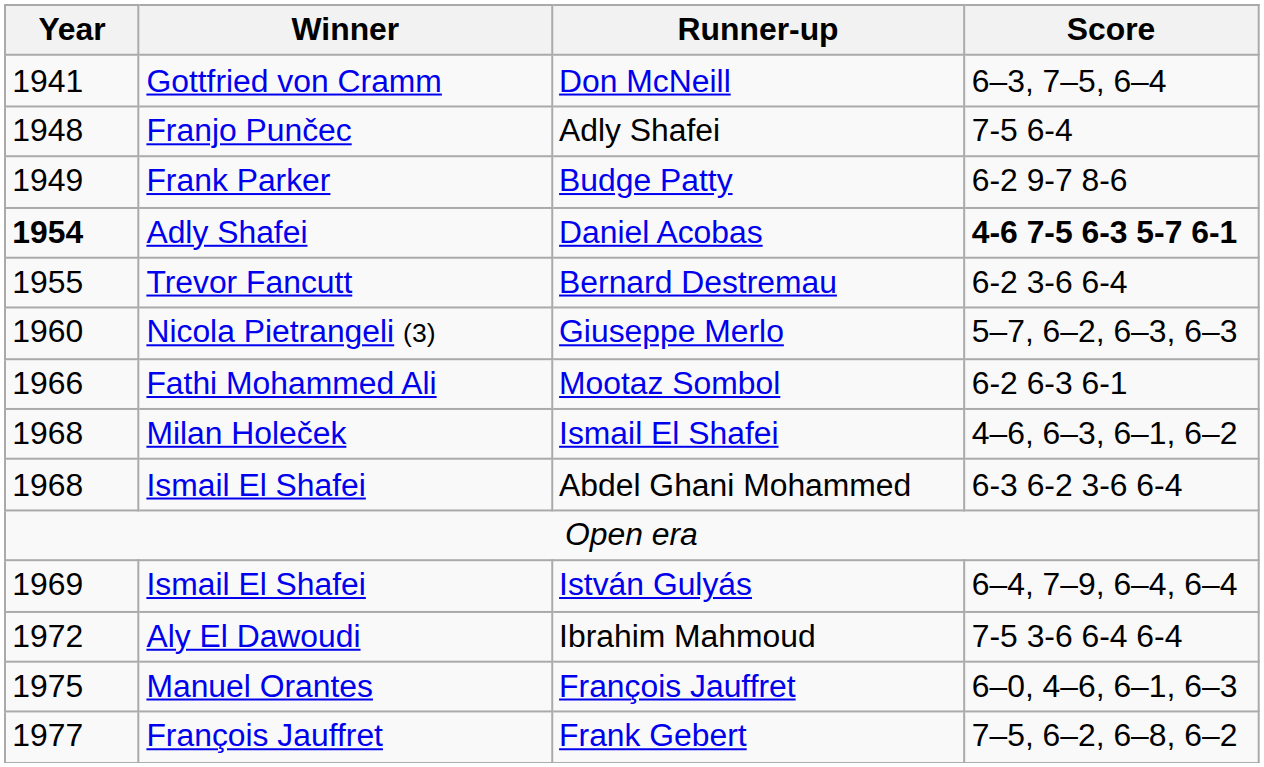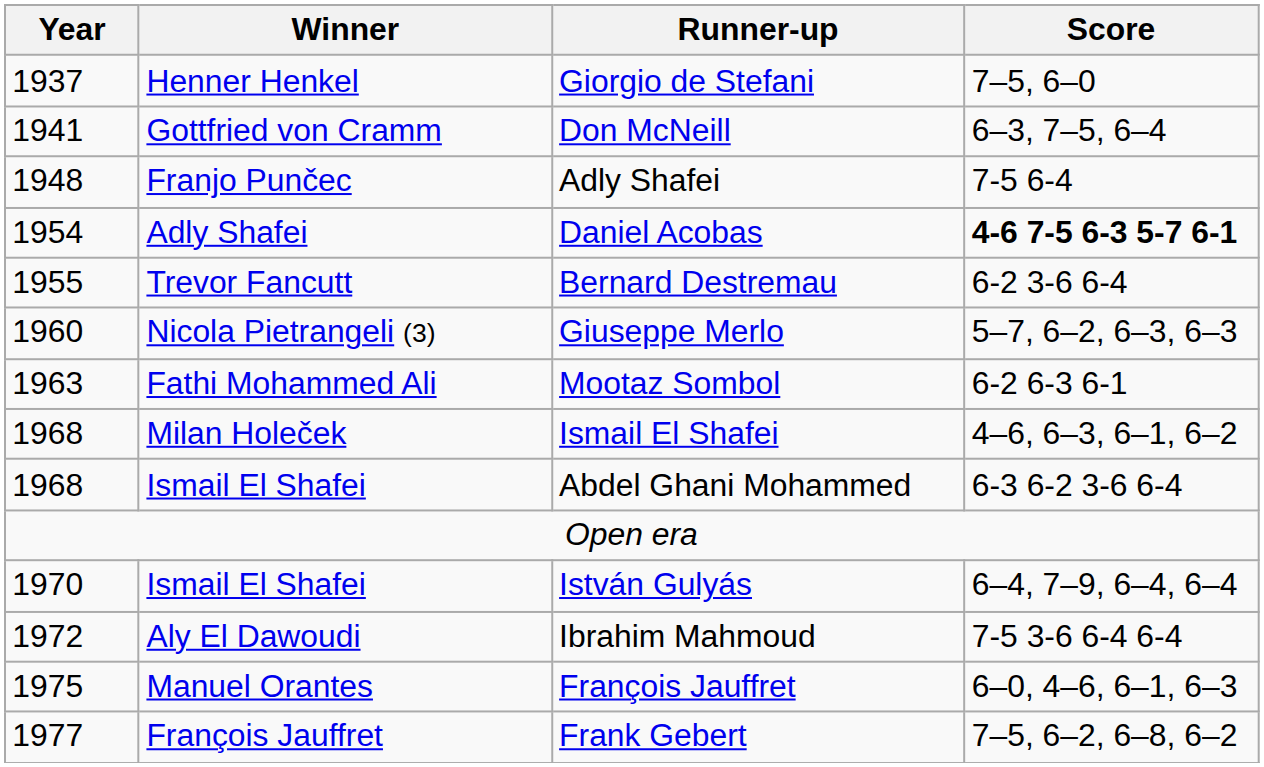+ row: (687, 80)
- row: (646, 181)
(48, 231) bold -> (48, 231) normal
(48, 383) 1966 -> (48, 383) 1963
(48, 585) 1969 -> (48, 585) 1970
